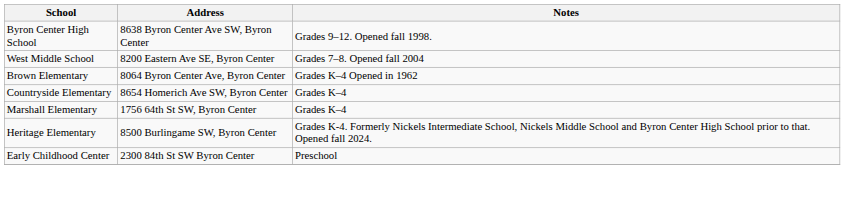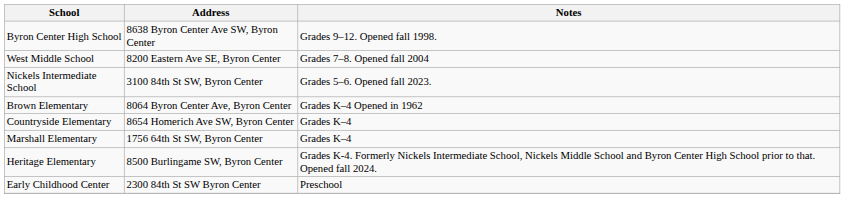+ row: (52, 82)
